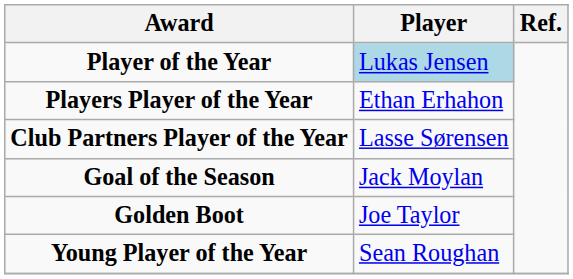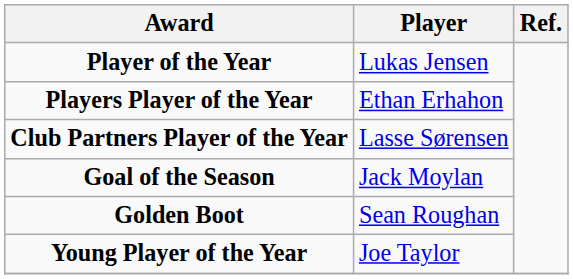(424, 61) lightblue background -> (424, 61) no background
(409, 215) Joe Taylor -> (429, 215) Sean Roughan
(429, 253) Sean Roughan -> (409, 253) Joe Taylor
